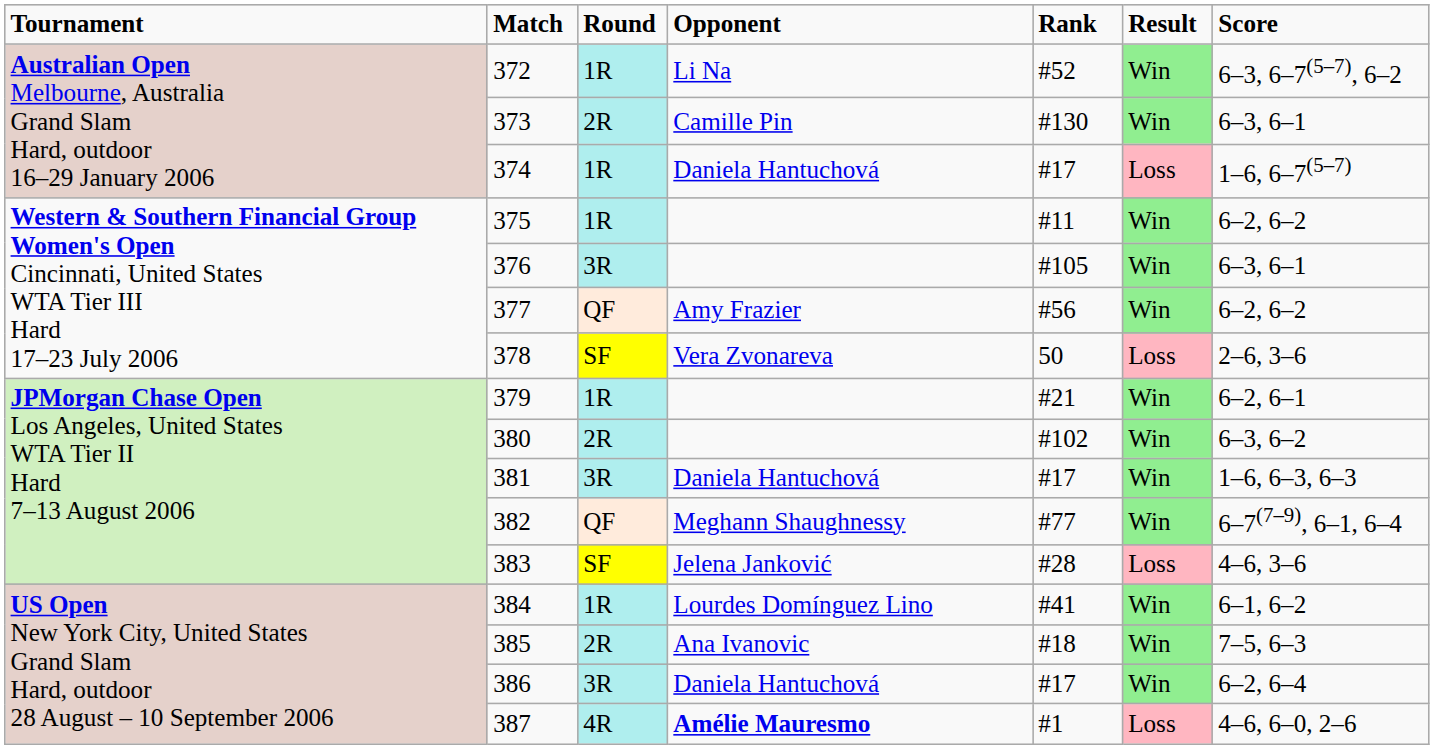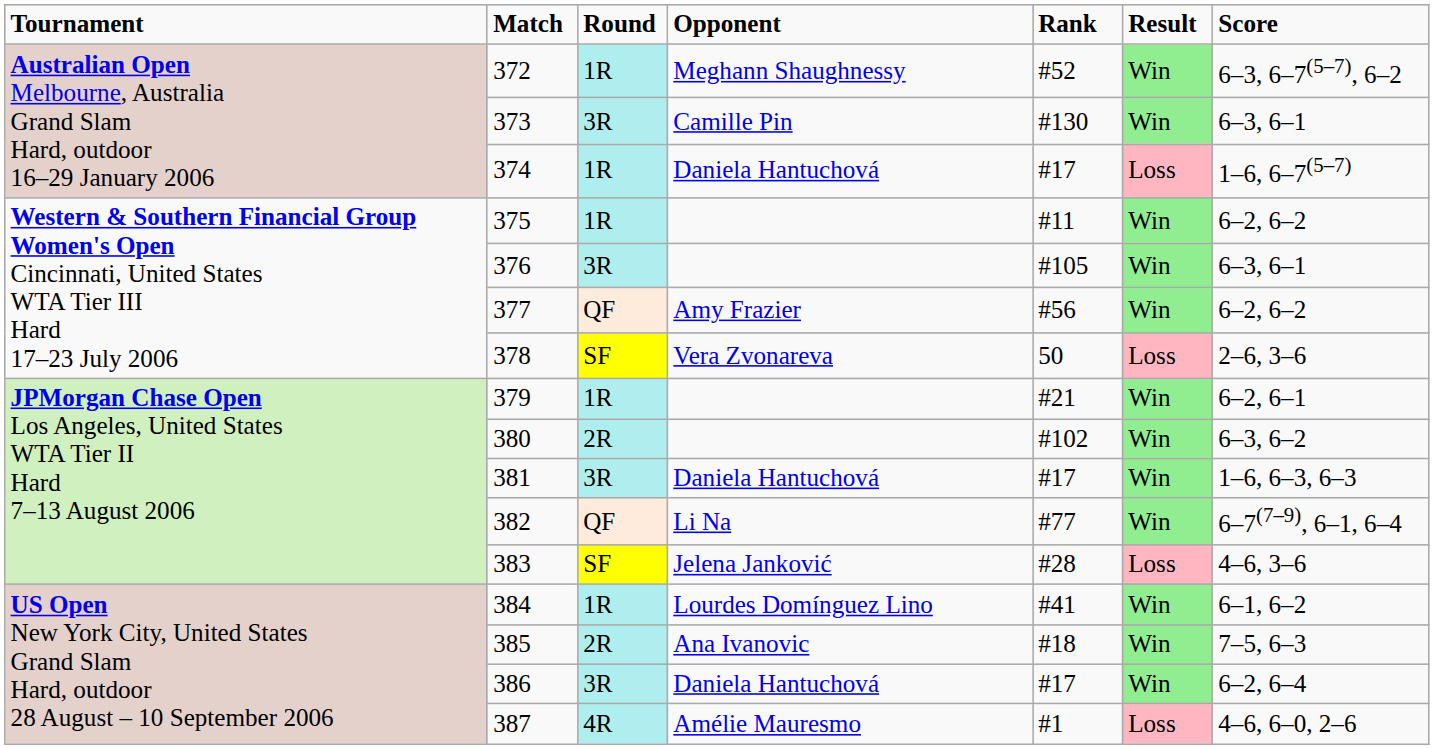(702, 71) Li Na -> (789, 71) Meghann Shaughnessy
(598, 120) 2R -> (598, 120) 3R
(789, 521) Meghann Shaughnessy -> (702, 521) Li Na
(772, 723) bold -> (767, 723) normal
